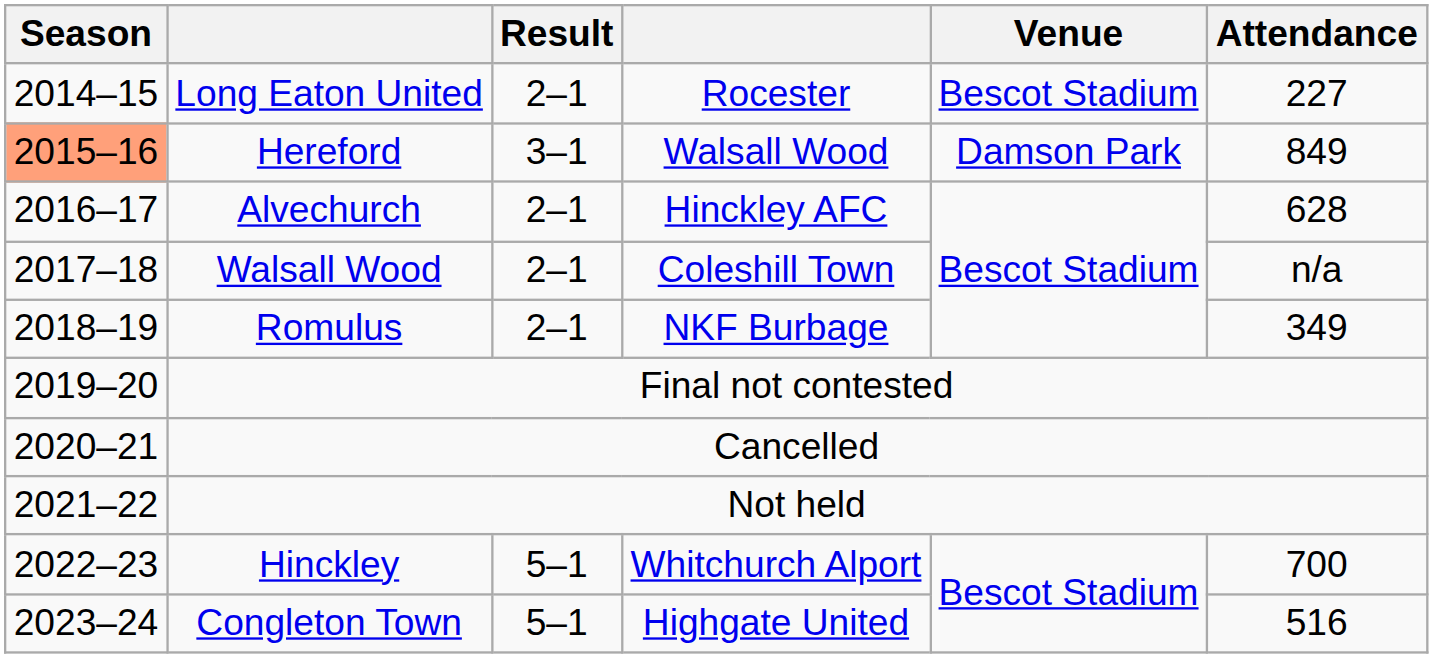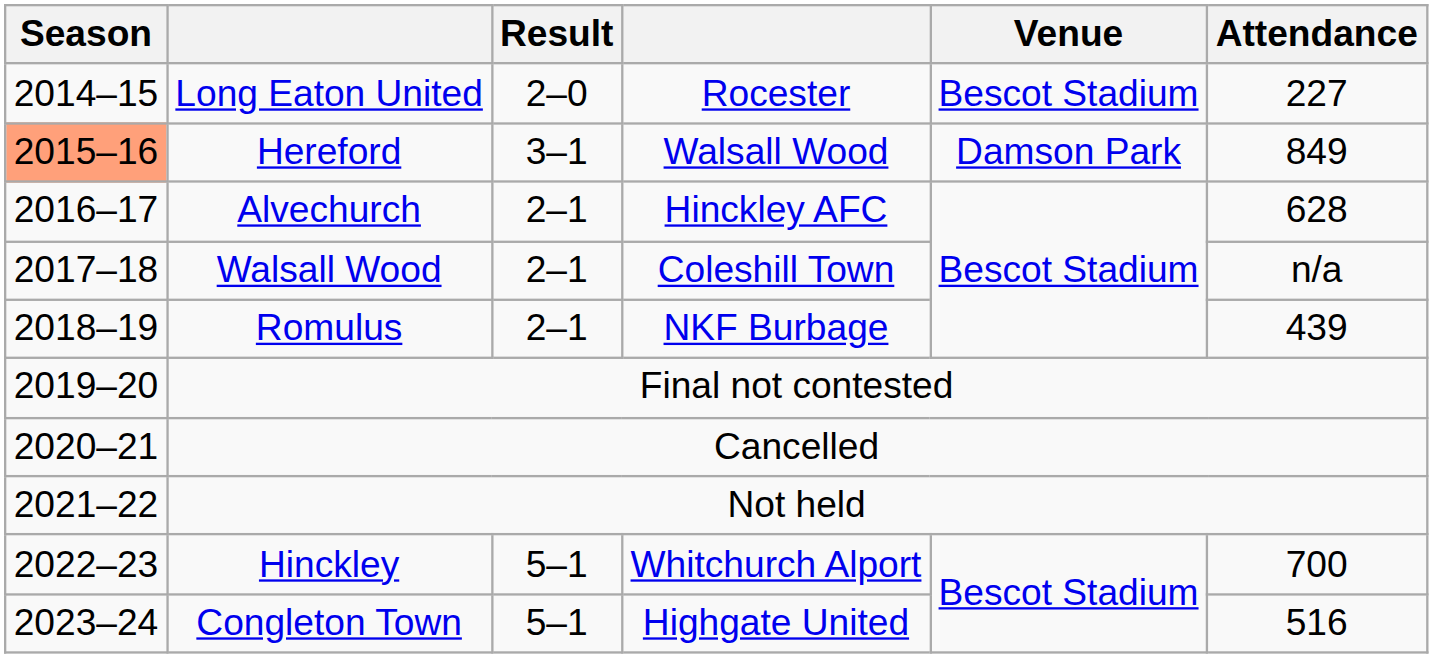(557, 92) 2–1 -> (557, 92) 2–0
(1317, 328) 349 -> (1317, 328) 439
